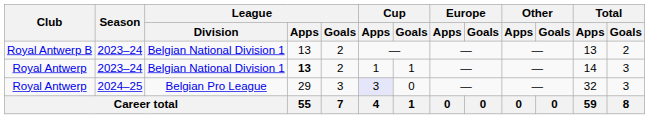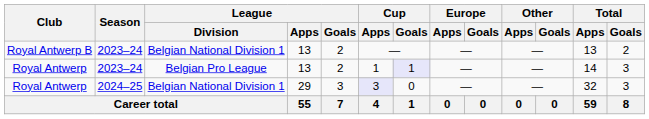(216, 68) Belgian National Division 1 -> (216, 68) Belgian Pro League
(304, 68) bold -> (304, 68) normal
(412, 68) no background -> (412, 68) lavender background
(216, 86) Belgian Pro League -> (216, 86) Belgian National Division 1
